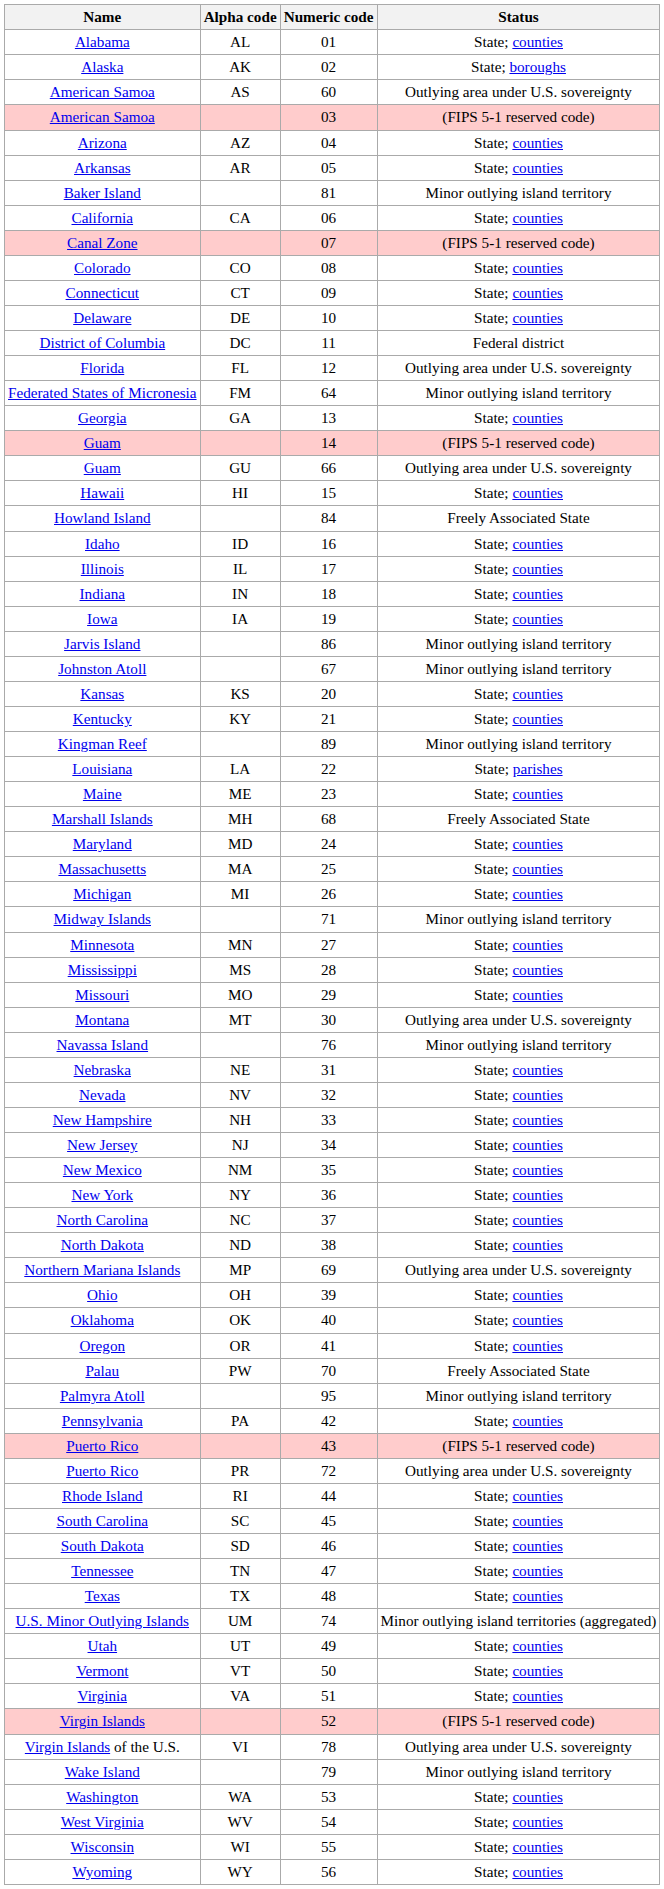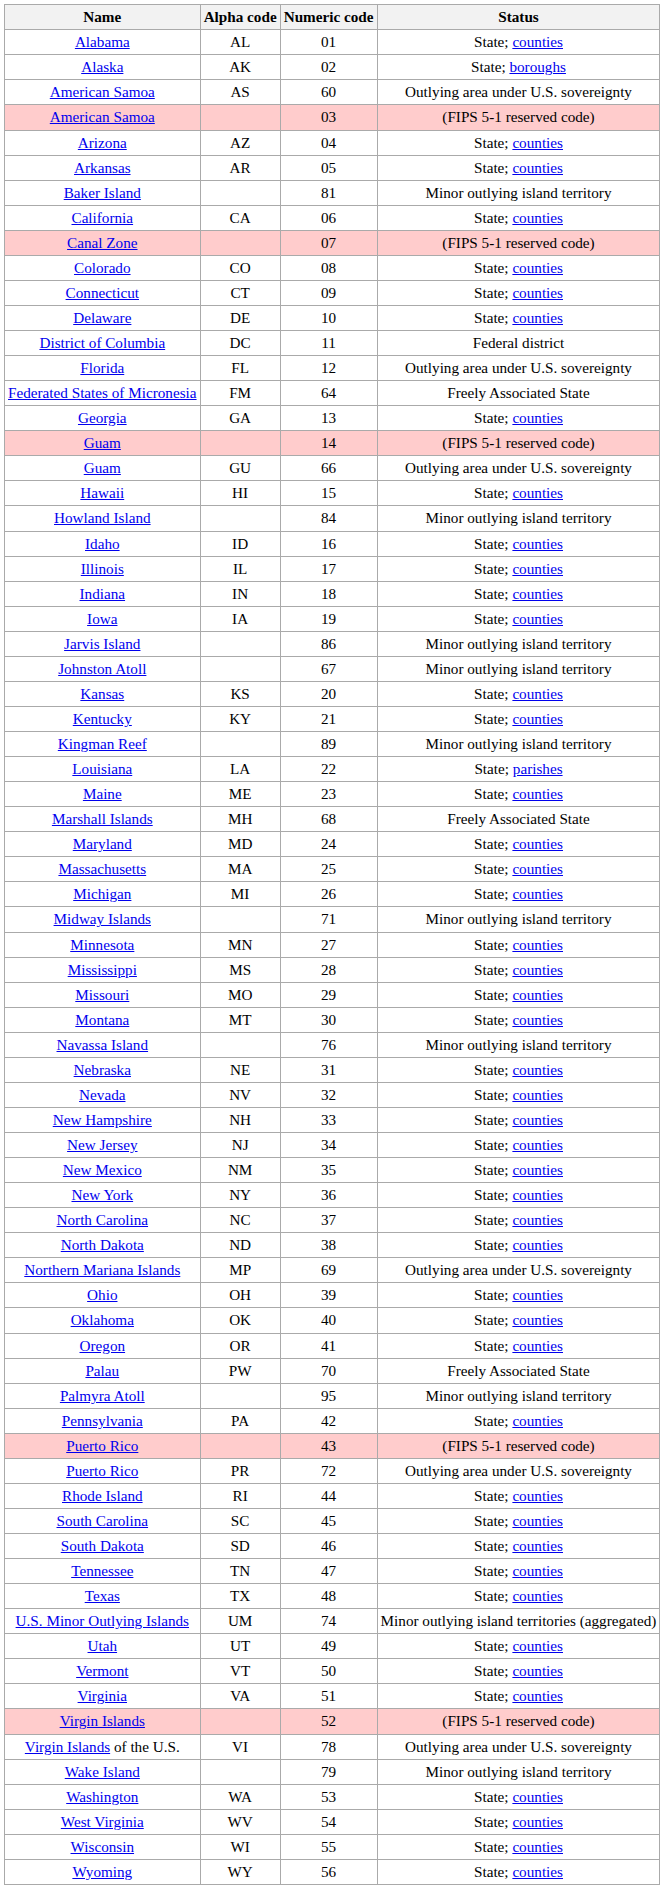(518, 393) Minor outlying island territory -> (518, 393) Freely Associated State
(518, 518) Freely Associated State -> (518, 518) Minor outlying island territory
(518, 1019) Outlying area under U.S. sovereignty -> (518, 1019) State; counties
